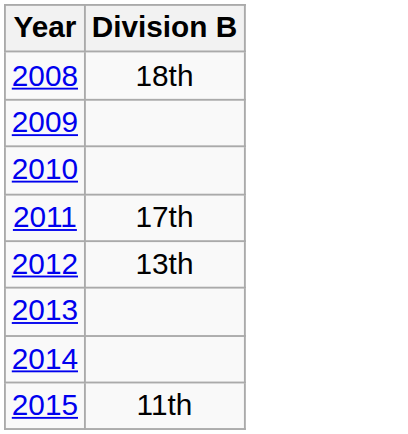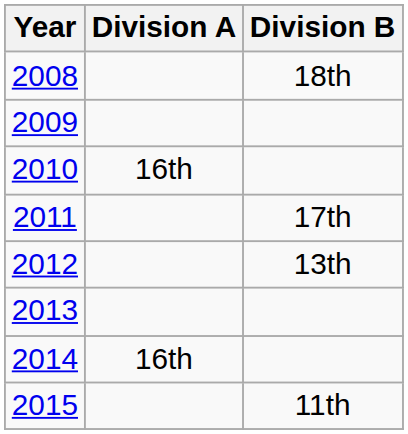+ column: (164, 28)
